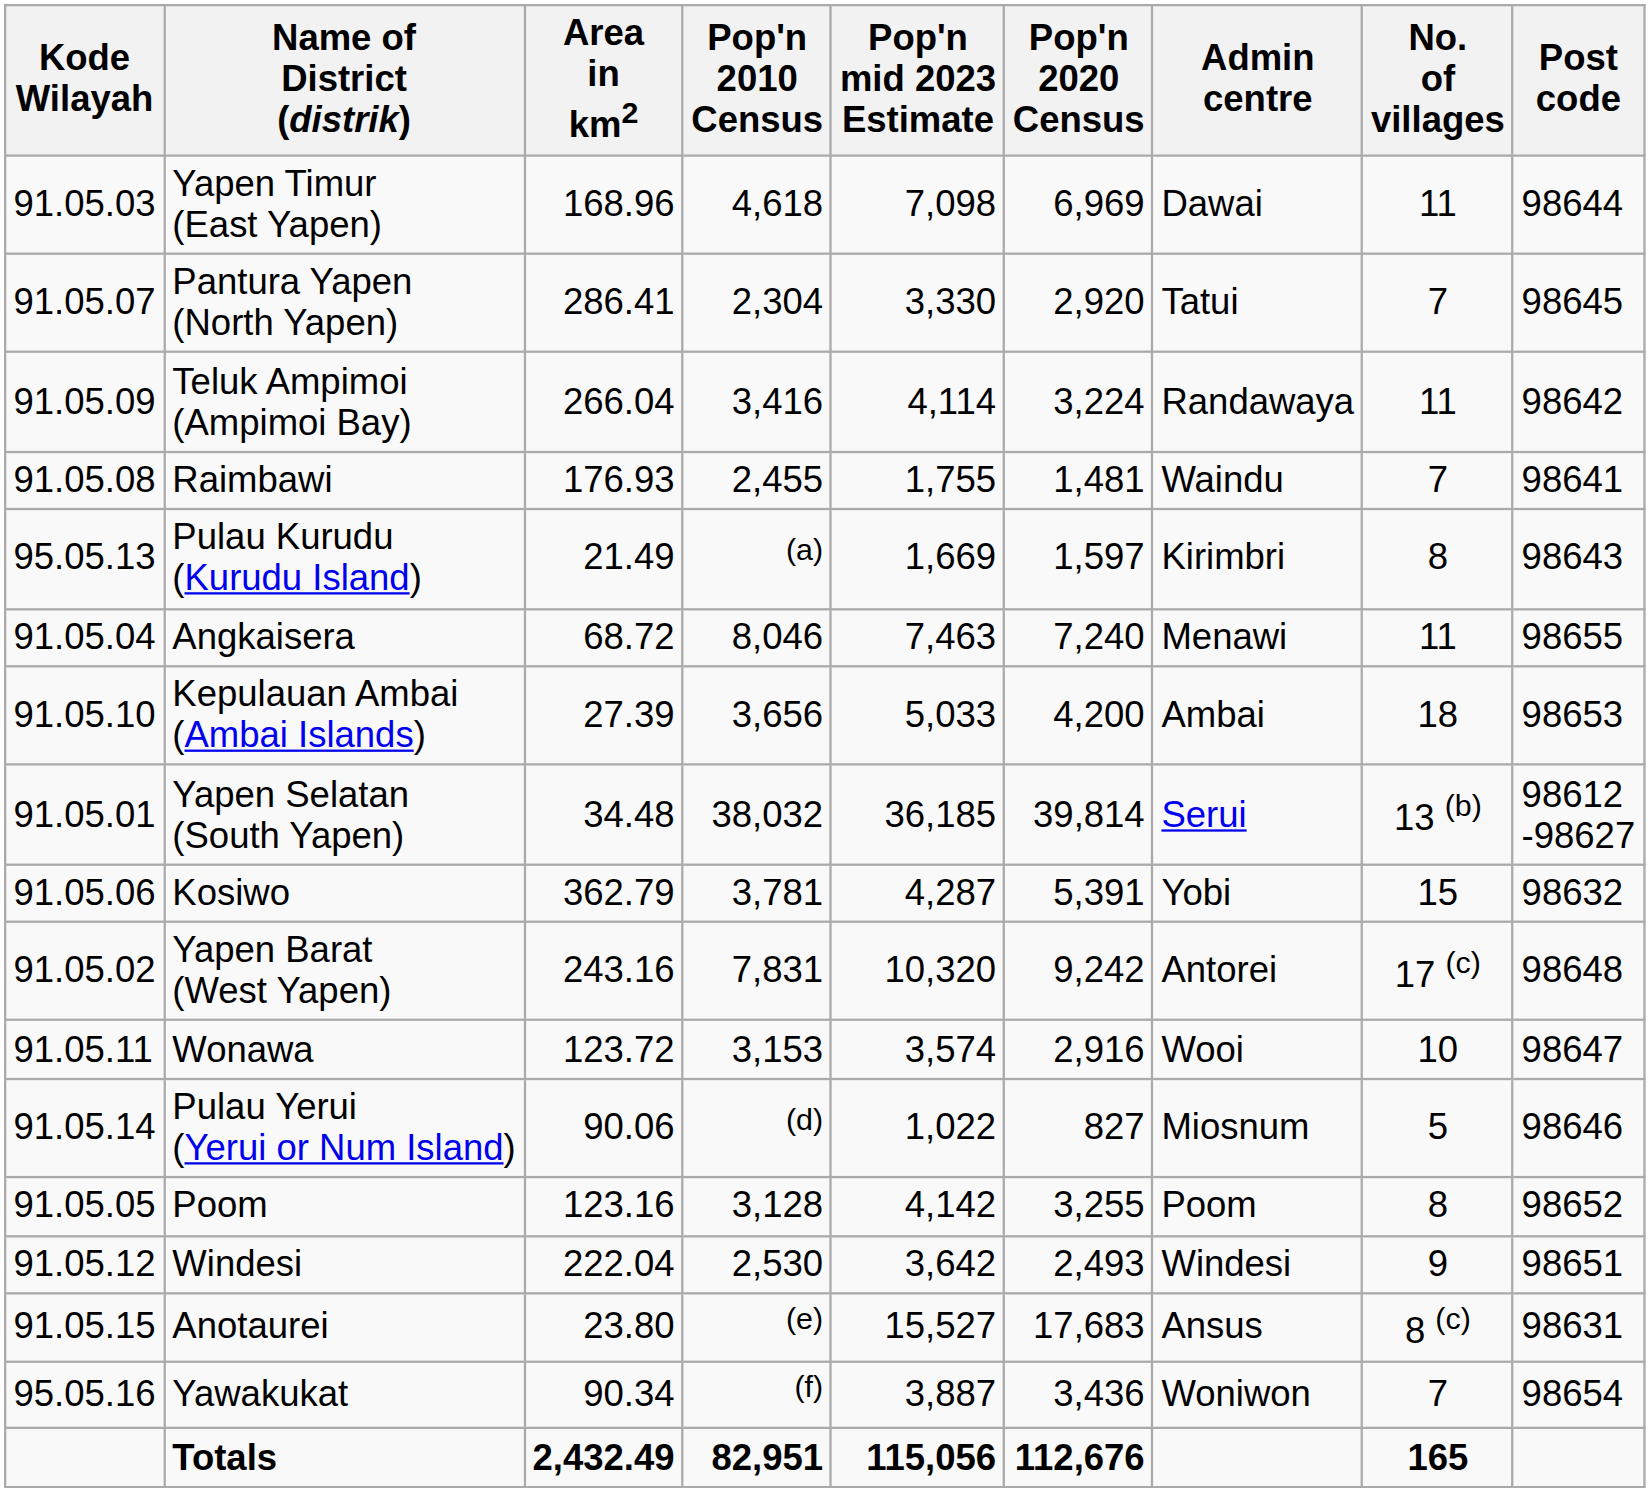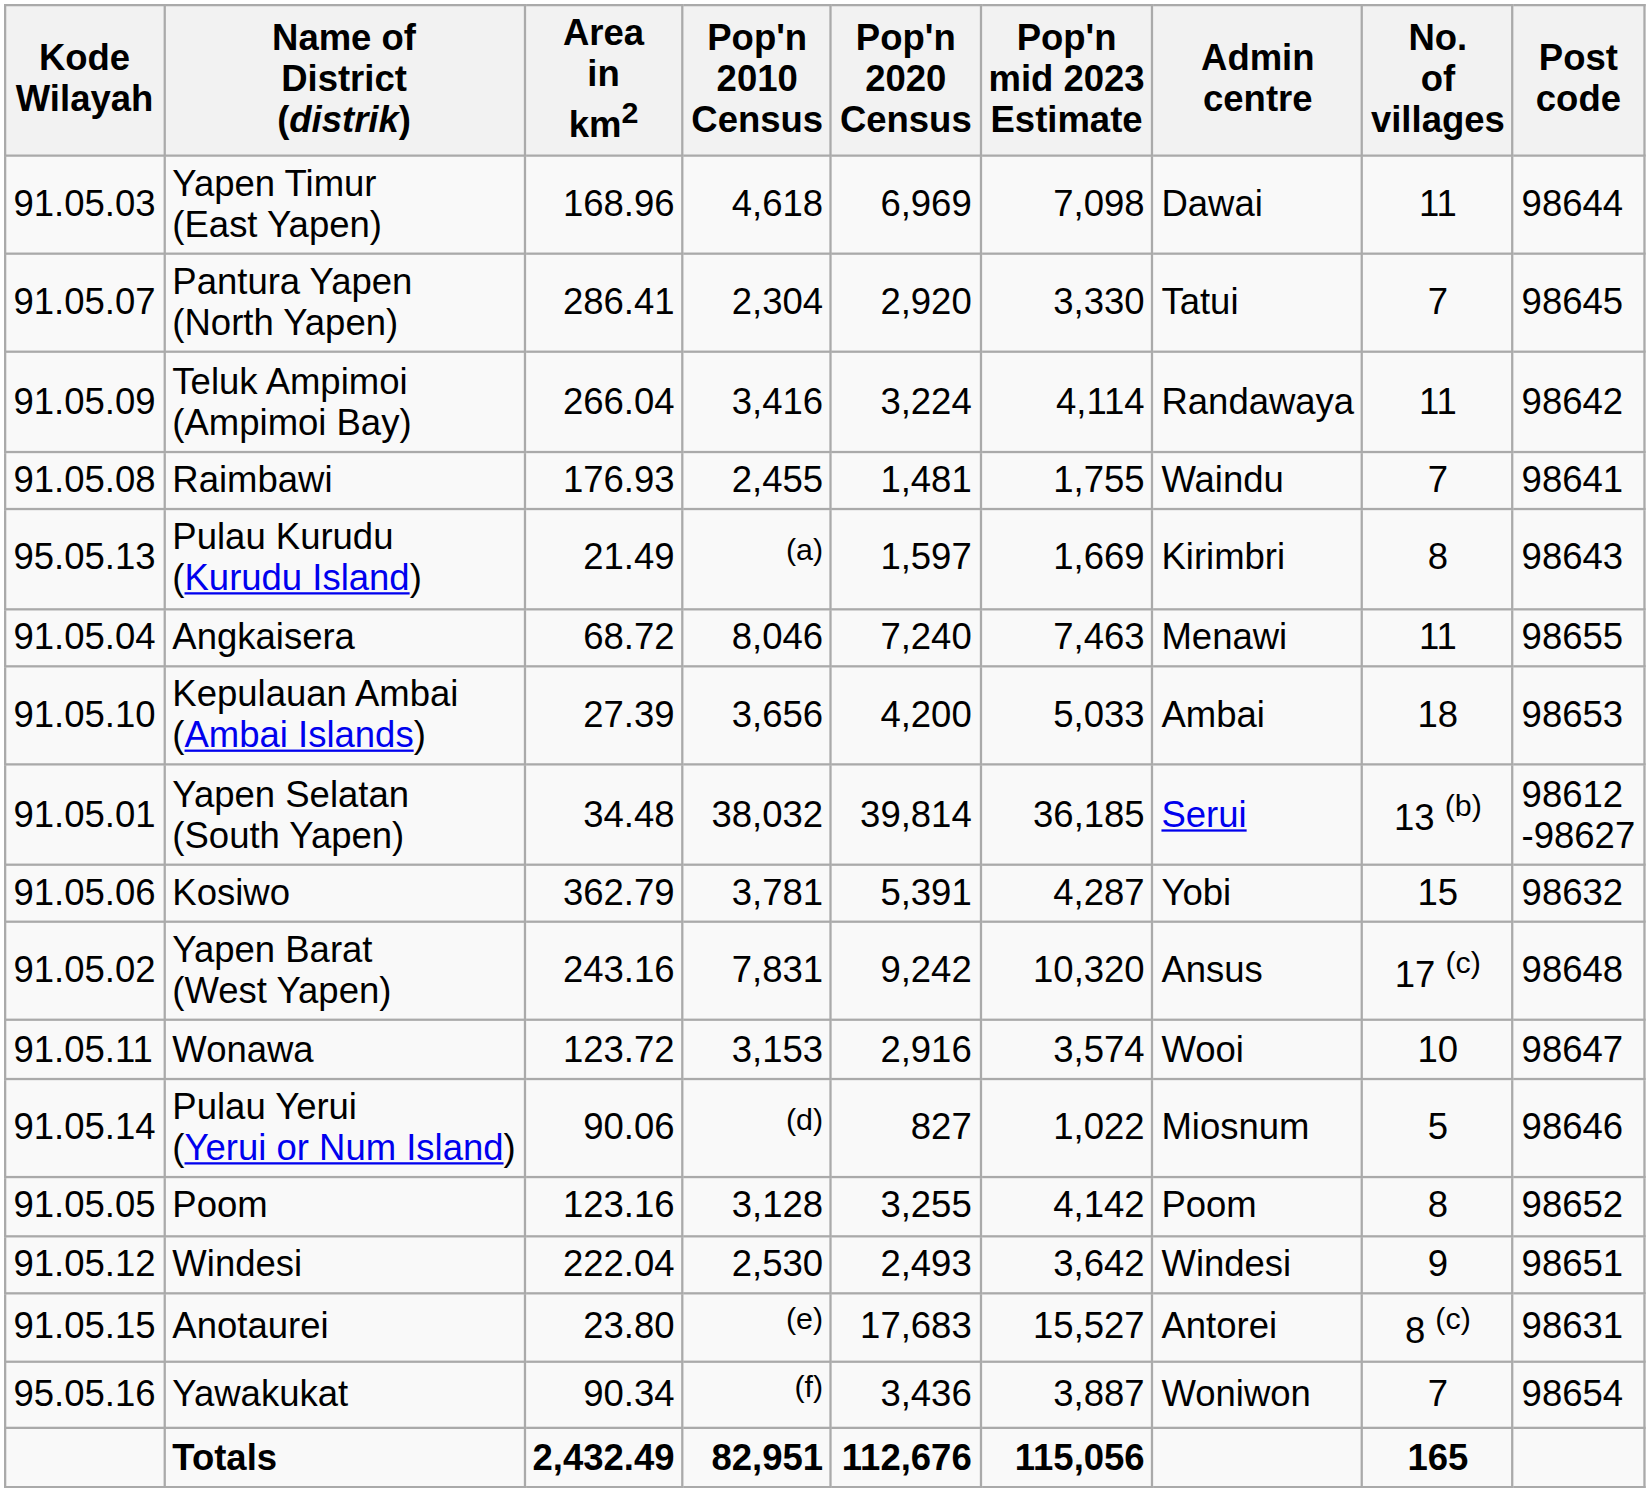columns swapped: (1079, 79) <-> (918, 79)
(1219, 970) Antorei -> (1212, 970) Ansus
(1212, 1326) Ansus -> (1219, 1326) Antorei
